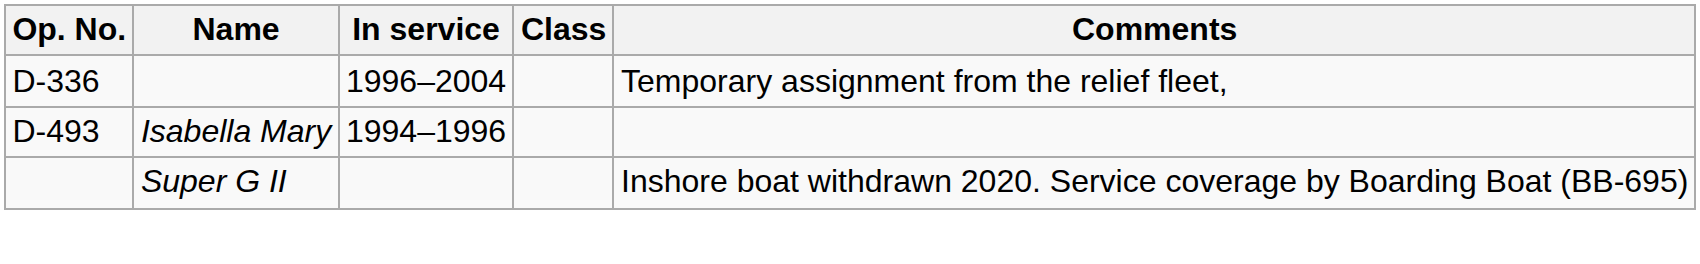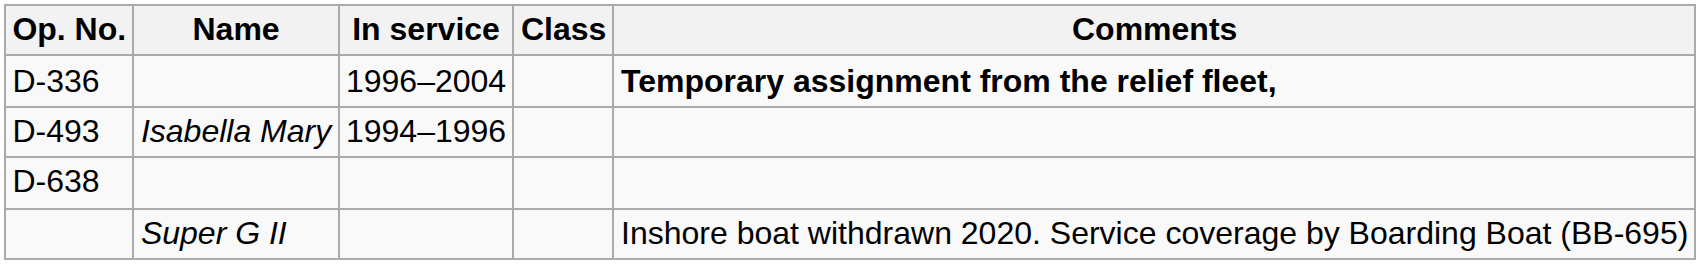(924, 80) normal -> (949, 80) bold
+ row: (56, 182)
